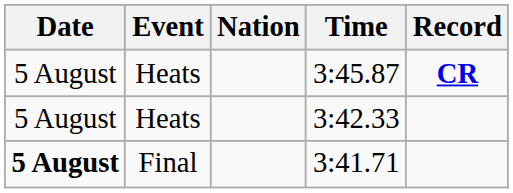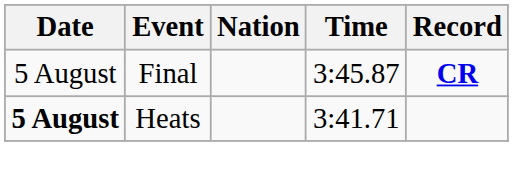(168, 72) Heats -> (168, 72) Final
- row: (356, 118)
(168, 163) Final -> (168, 118) Heats
